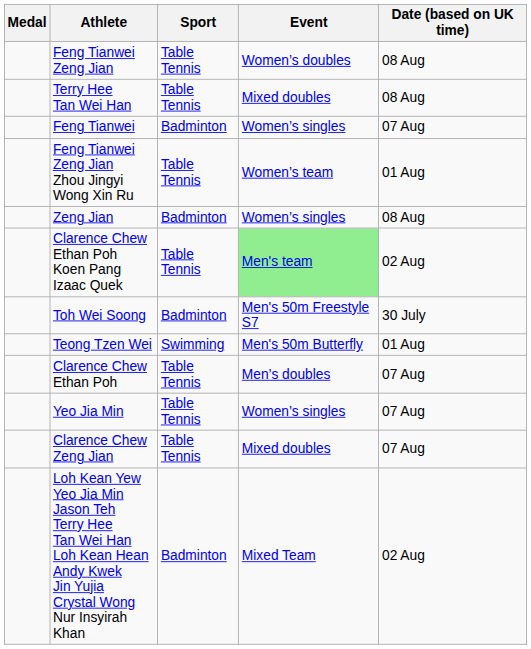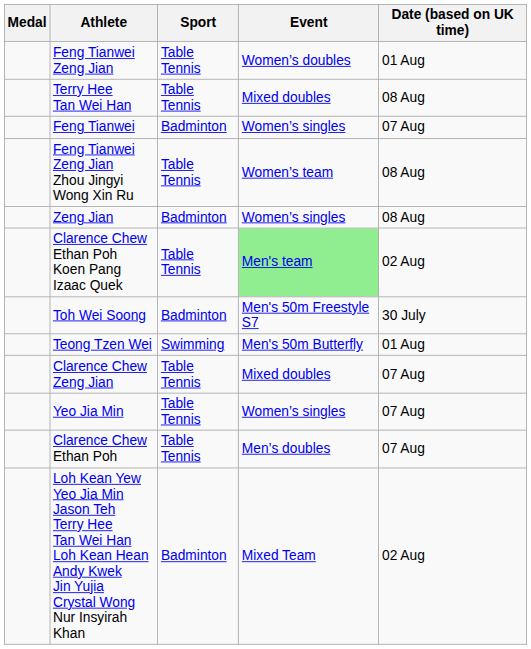(403, 60) 08 Aug -> (403, 60) 01 Aug
(403, 172) 01 Aug -> (403, 172) 08 Aug
rows swapped: (100, 448) <-> (100, 374)
